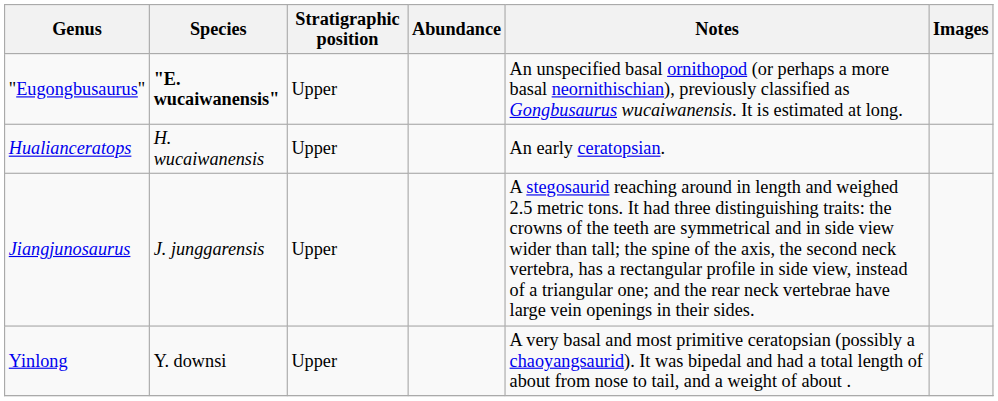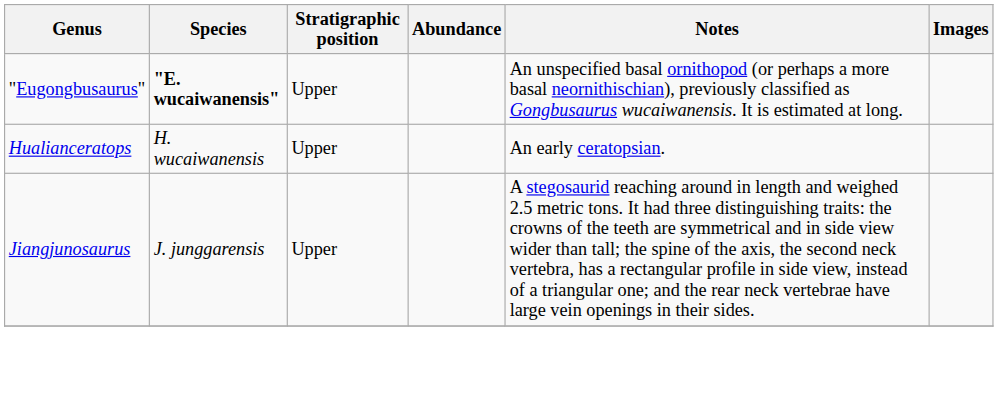- row: (38, 360)
